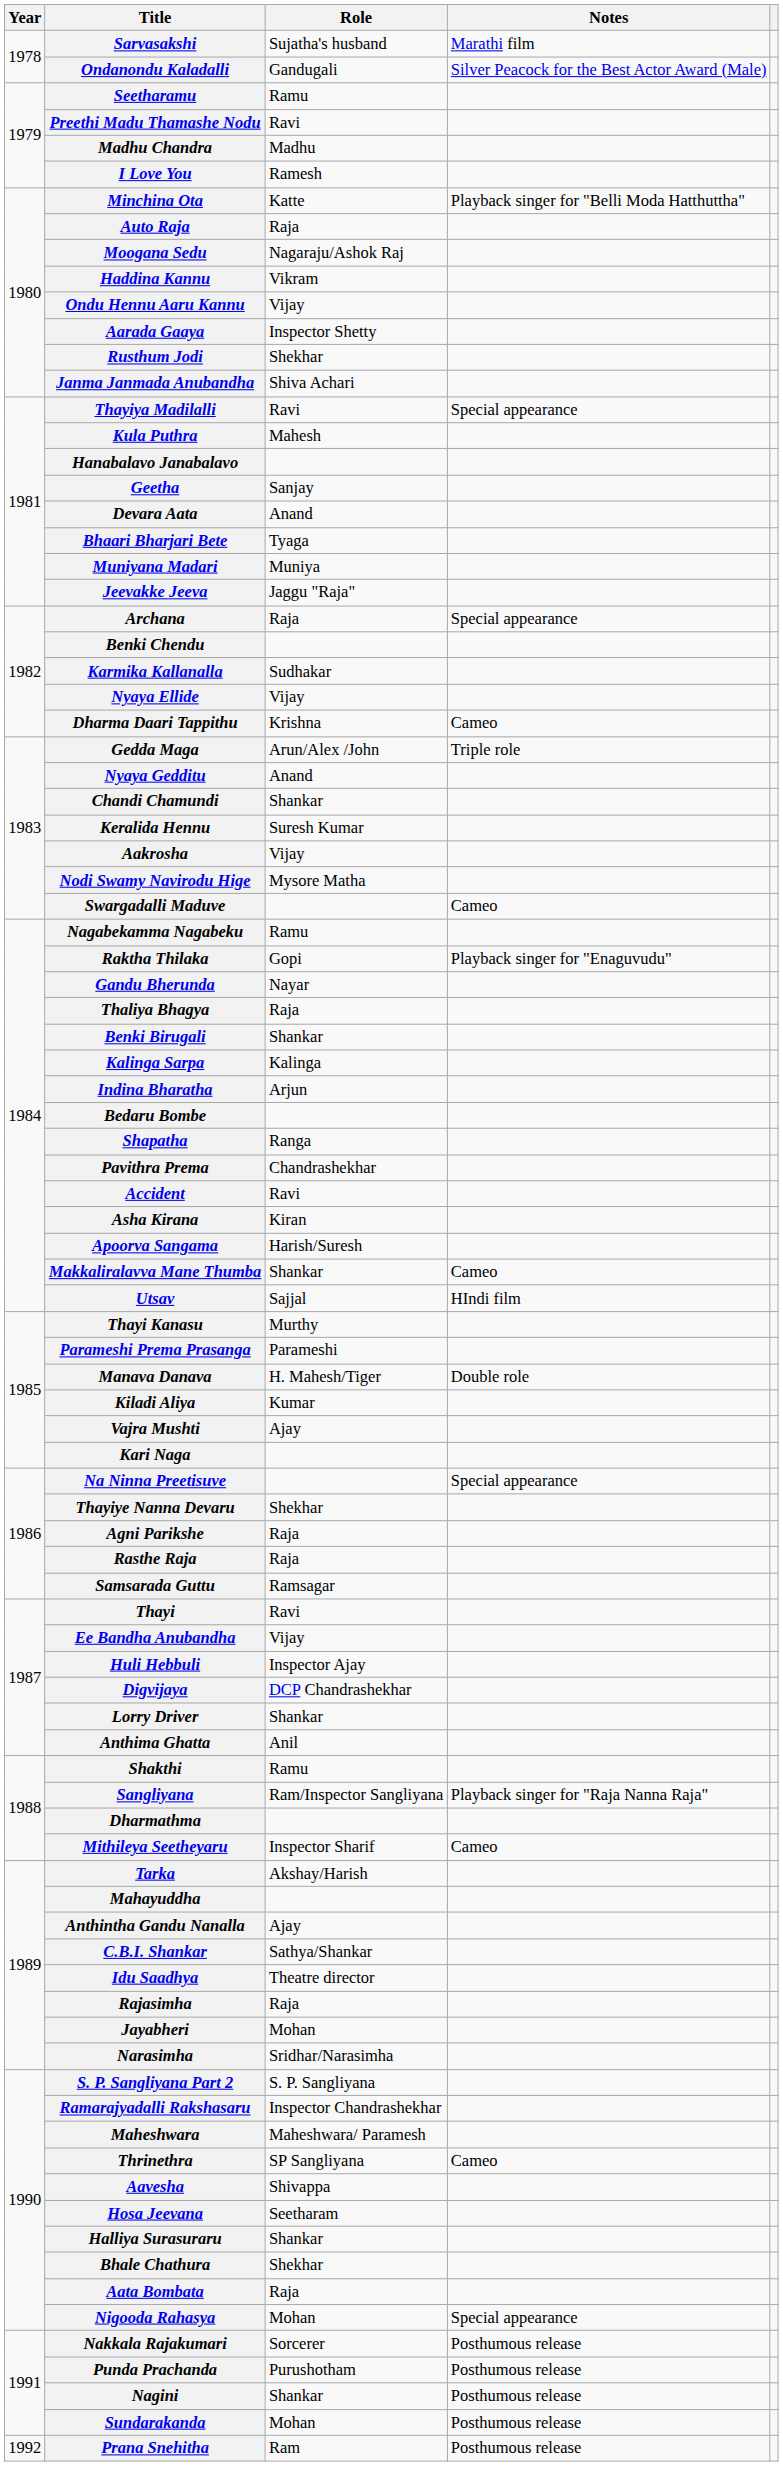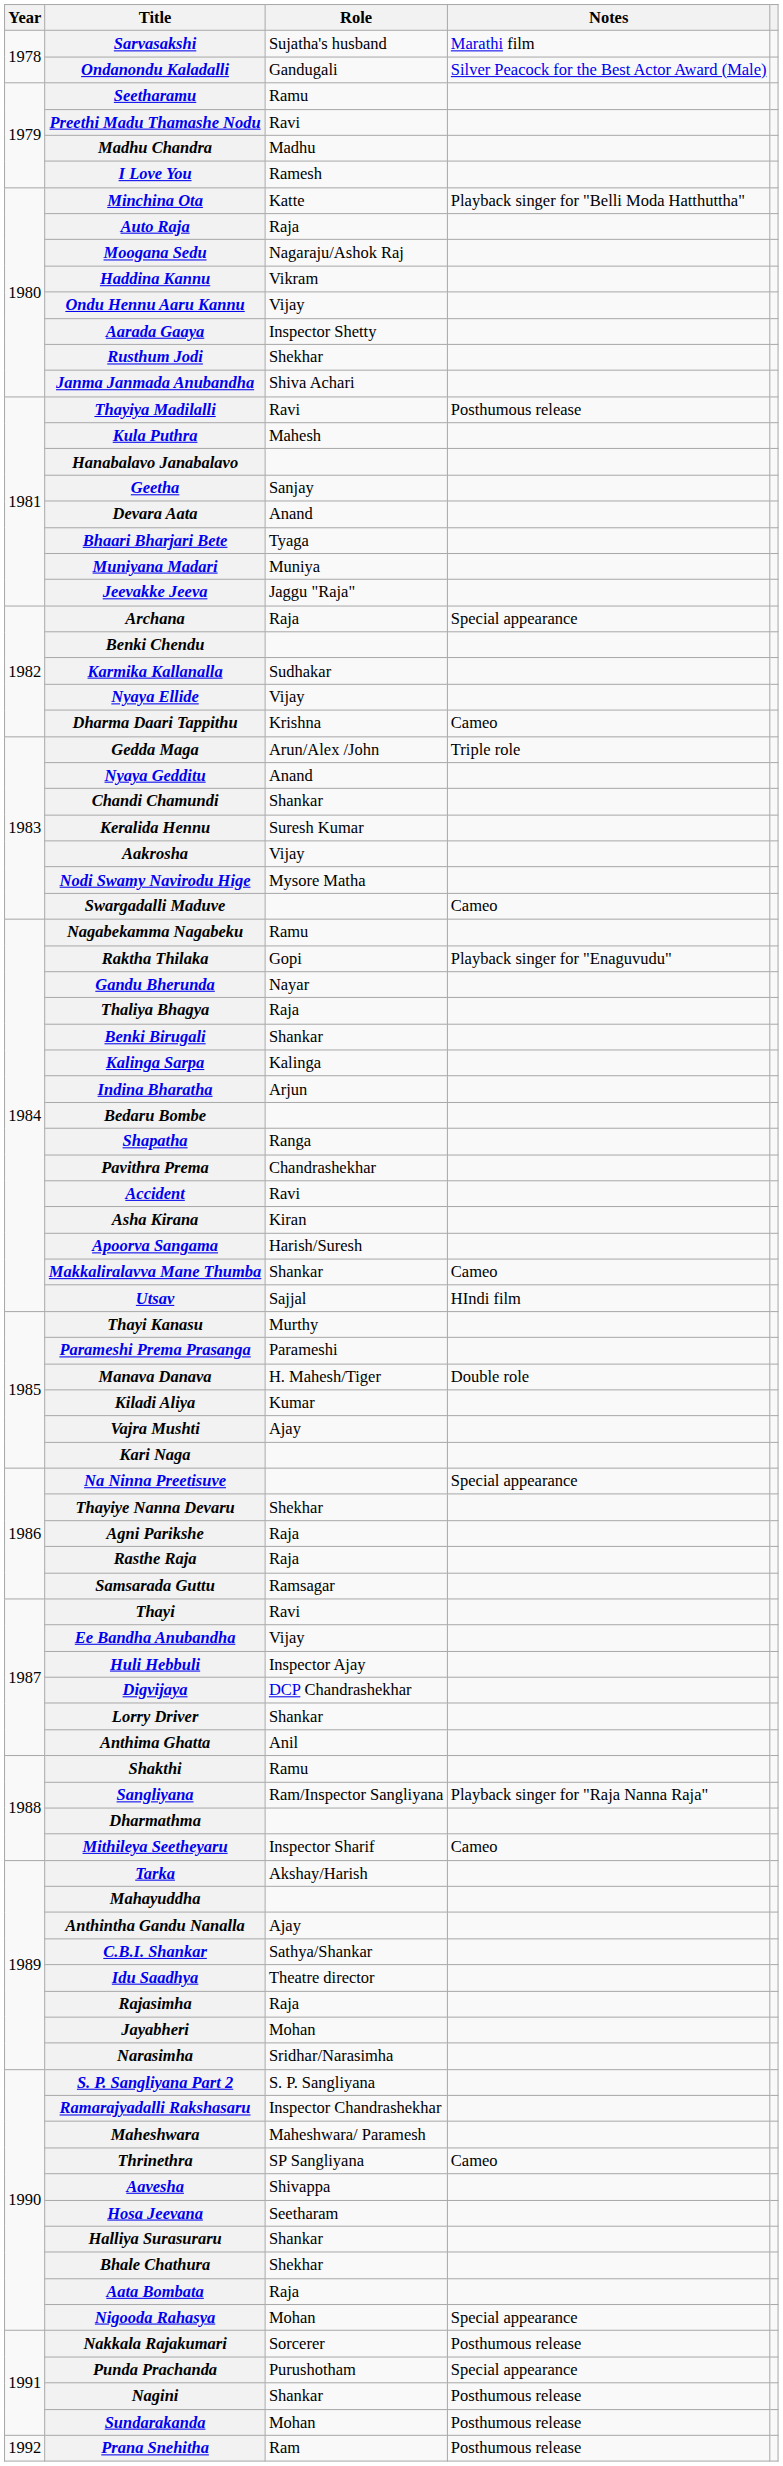(514, 409) Special appearance -> (516, 409) Posthumous release
(516, 2369) Posthumous release -> (514, 2369) Special appearance
